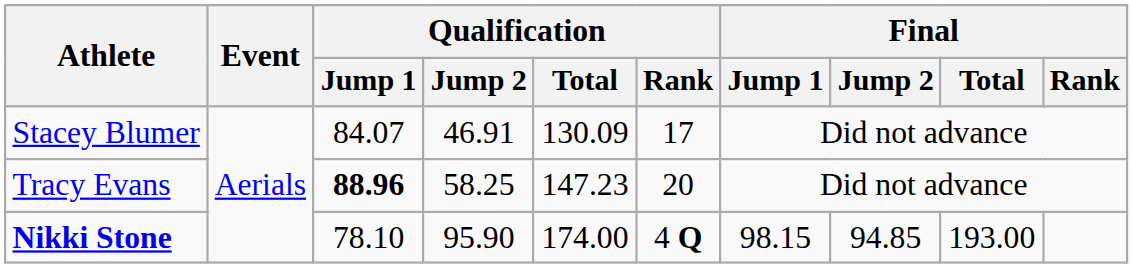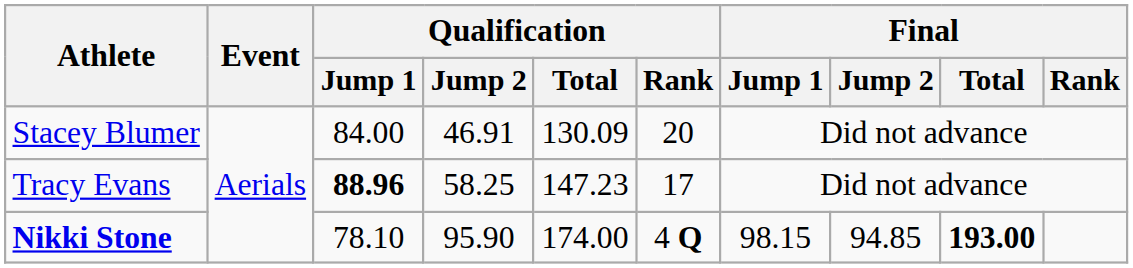(369, 132) 84.07 -> (369, 132) 84.00
(678, 132) 17 -> (678, 132) 20
(678, 184) 20 -> (678, 184) 17
(992, 237) normal -> (992, 237) bold
